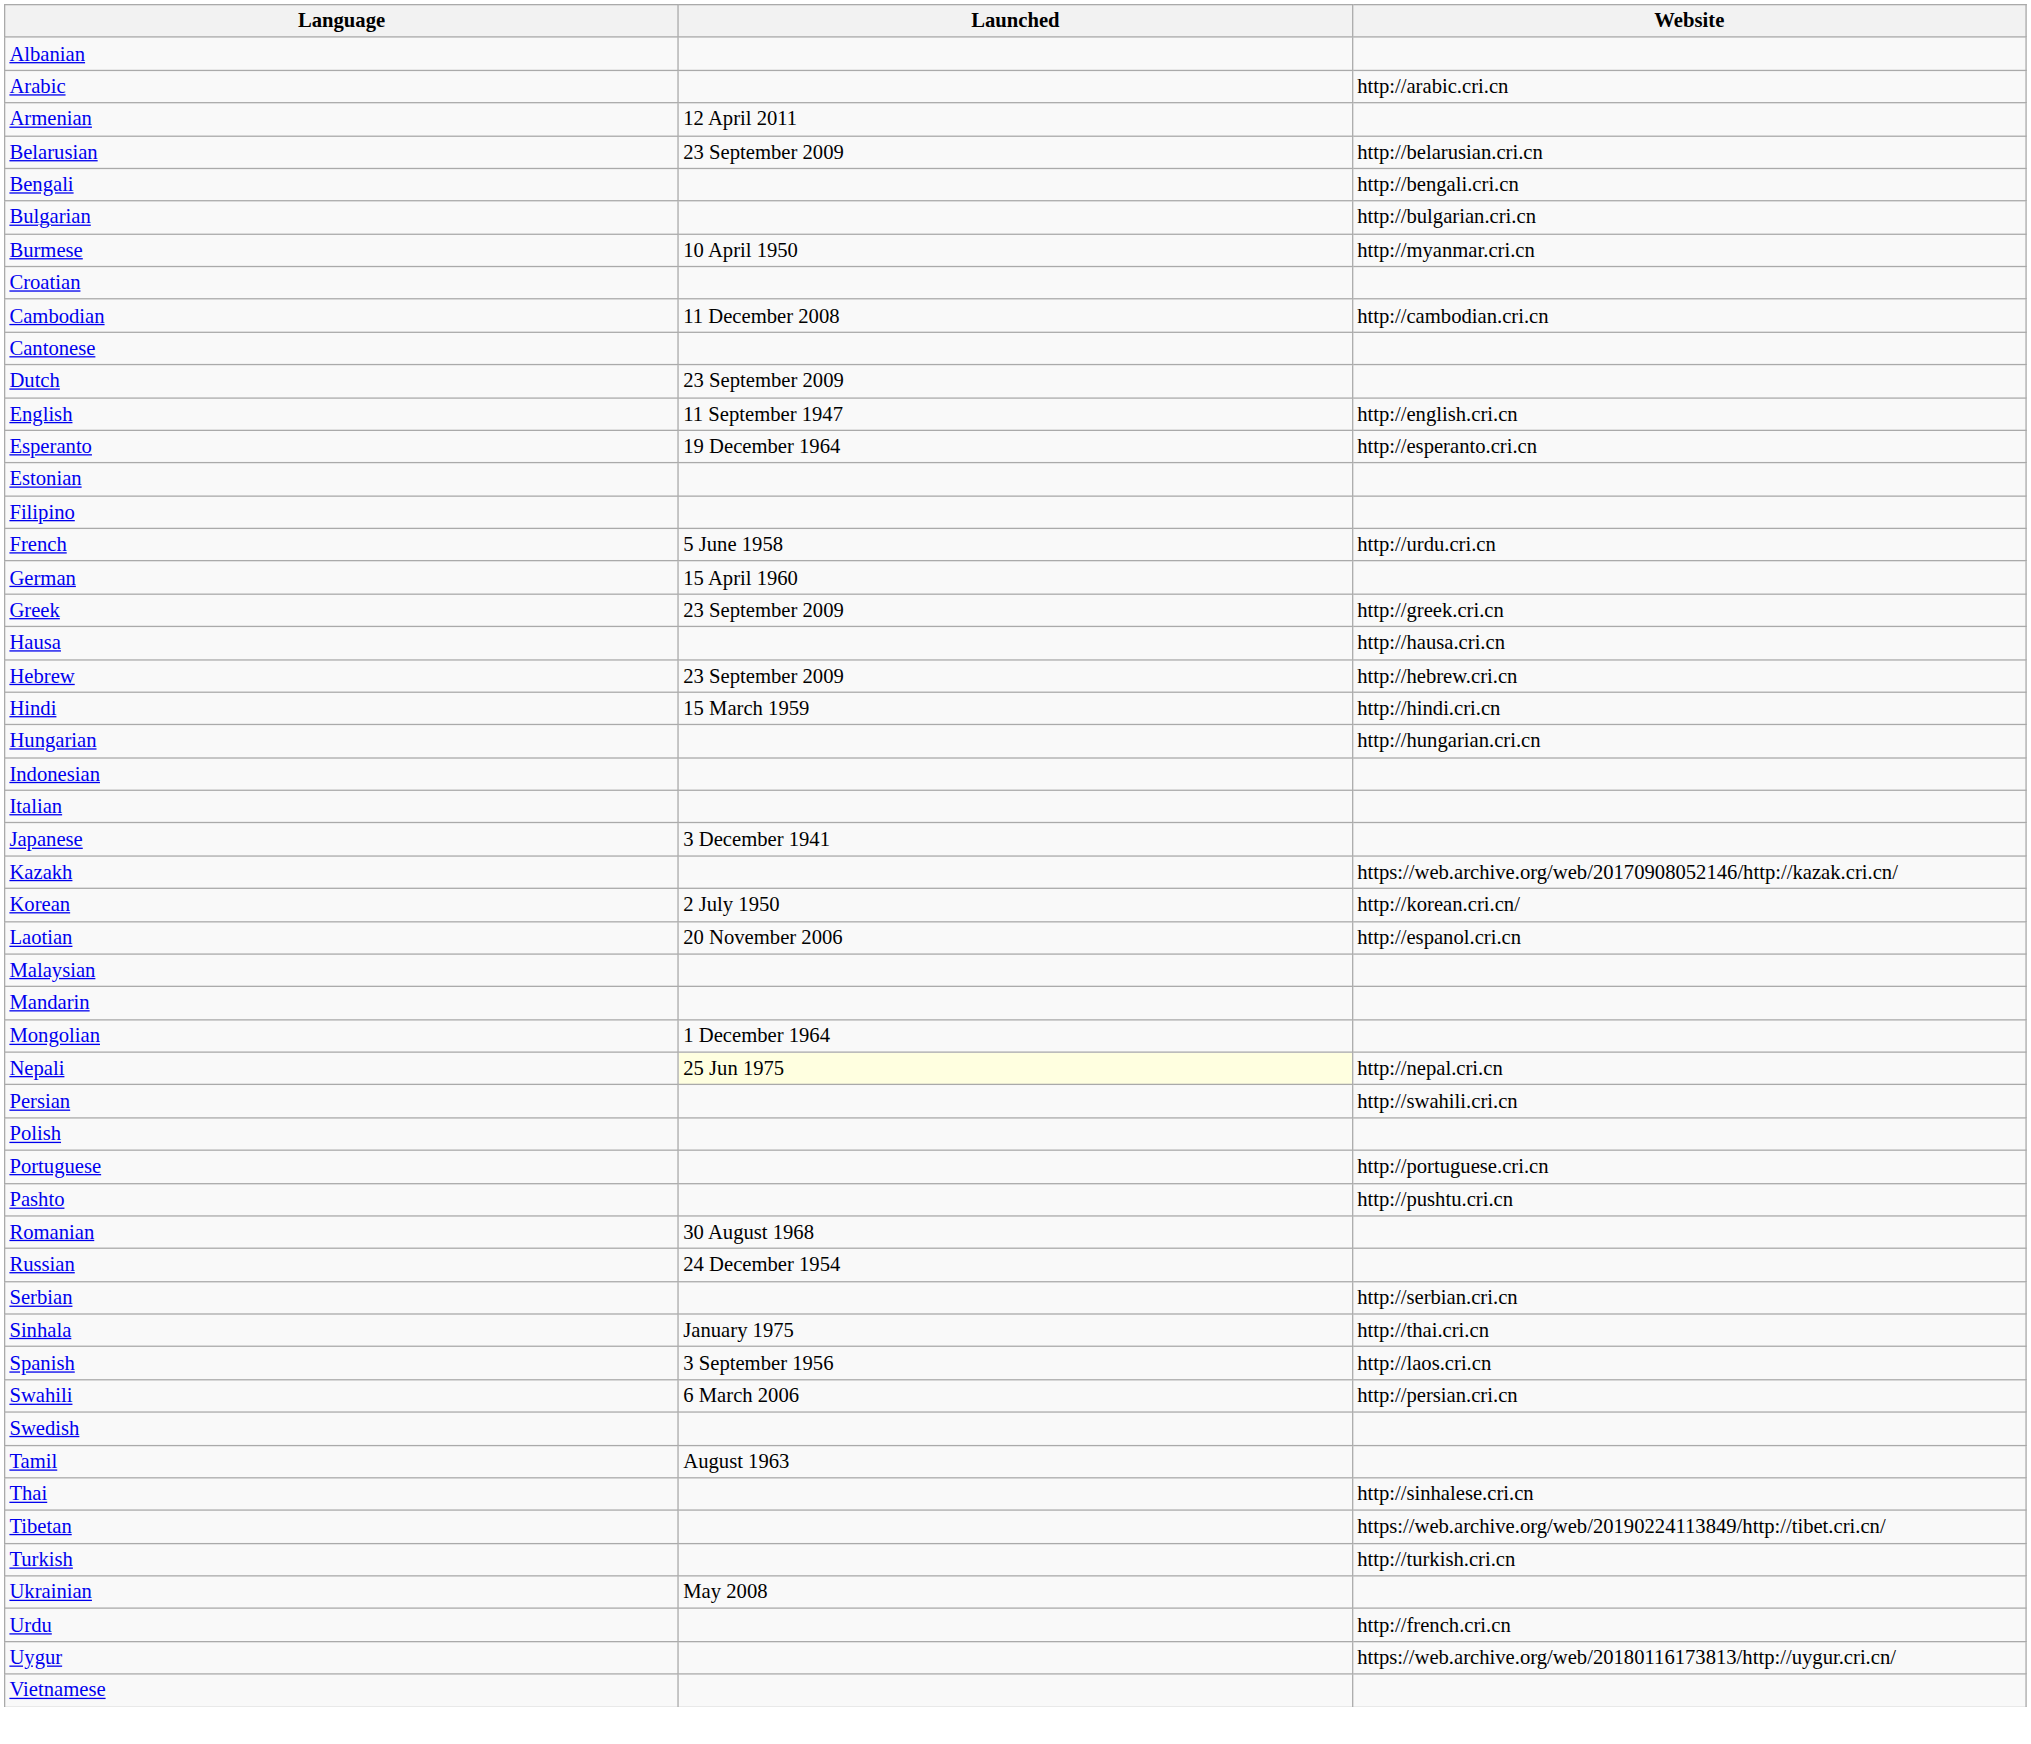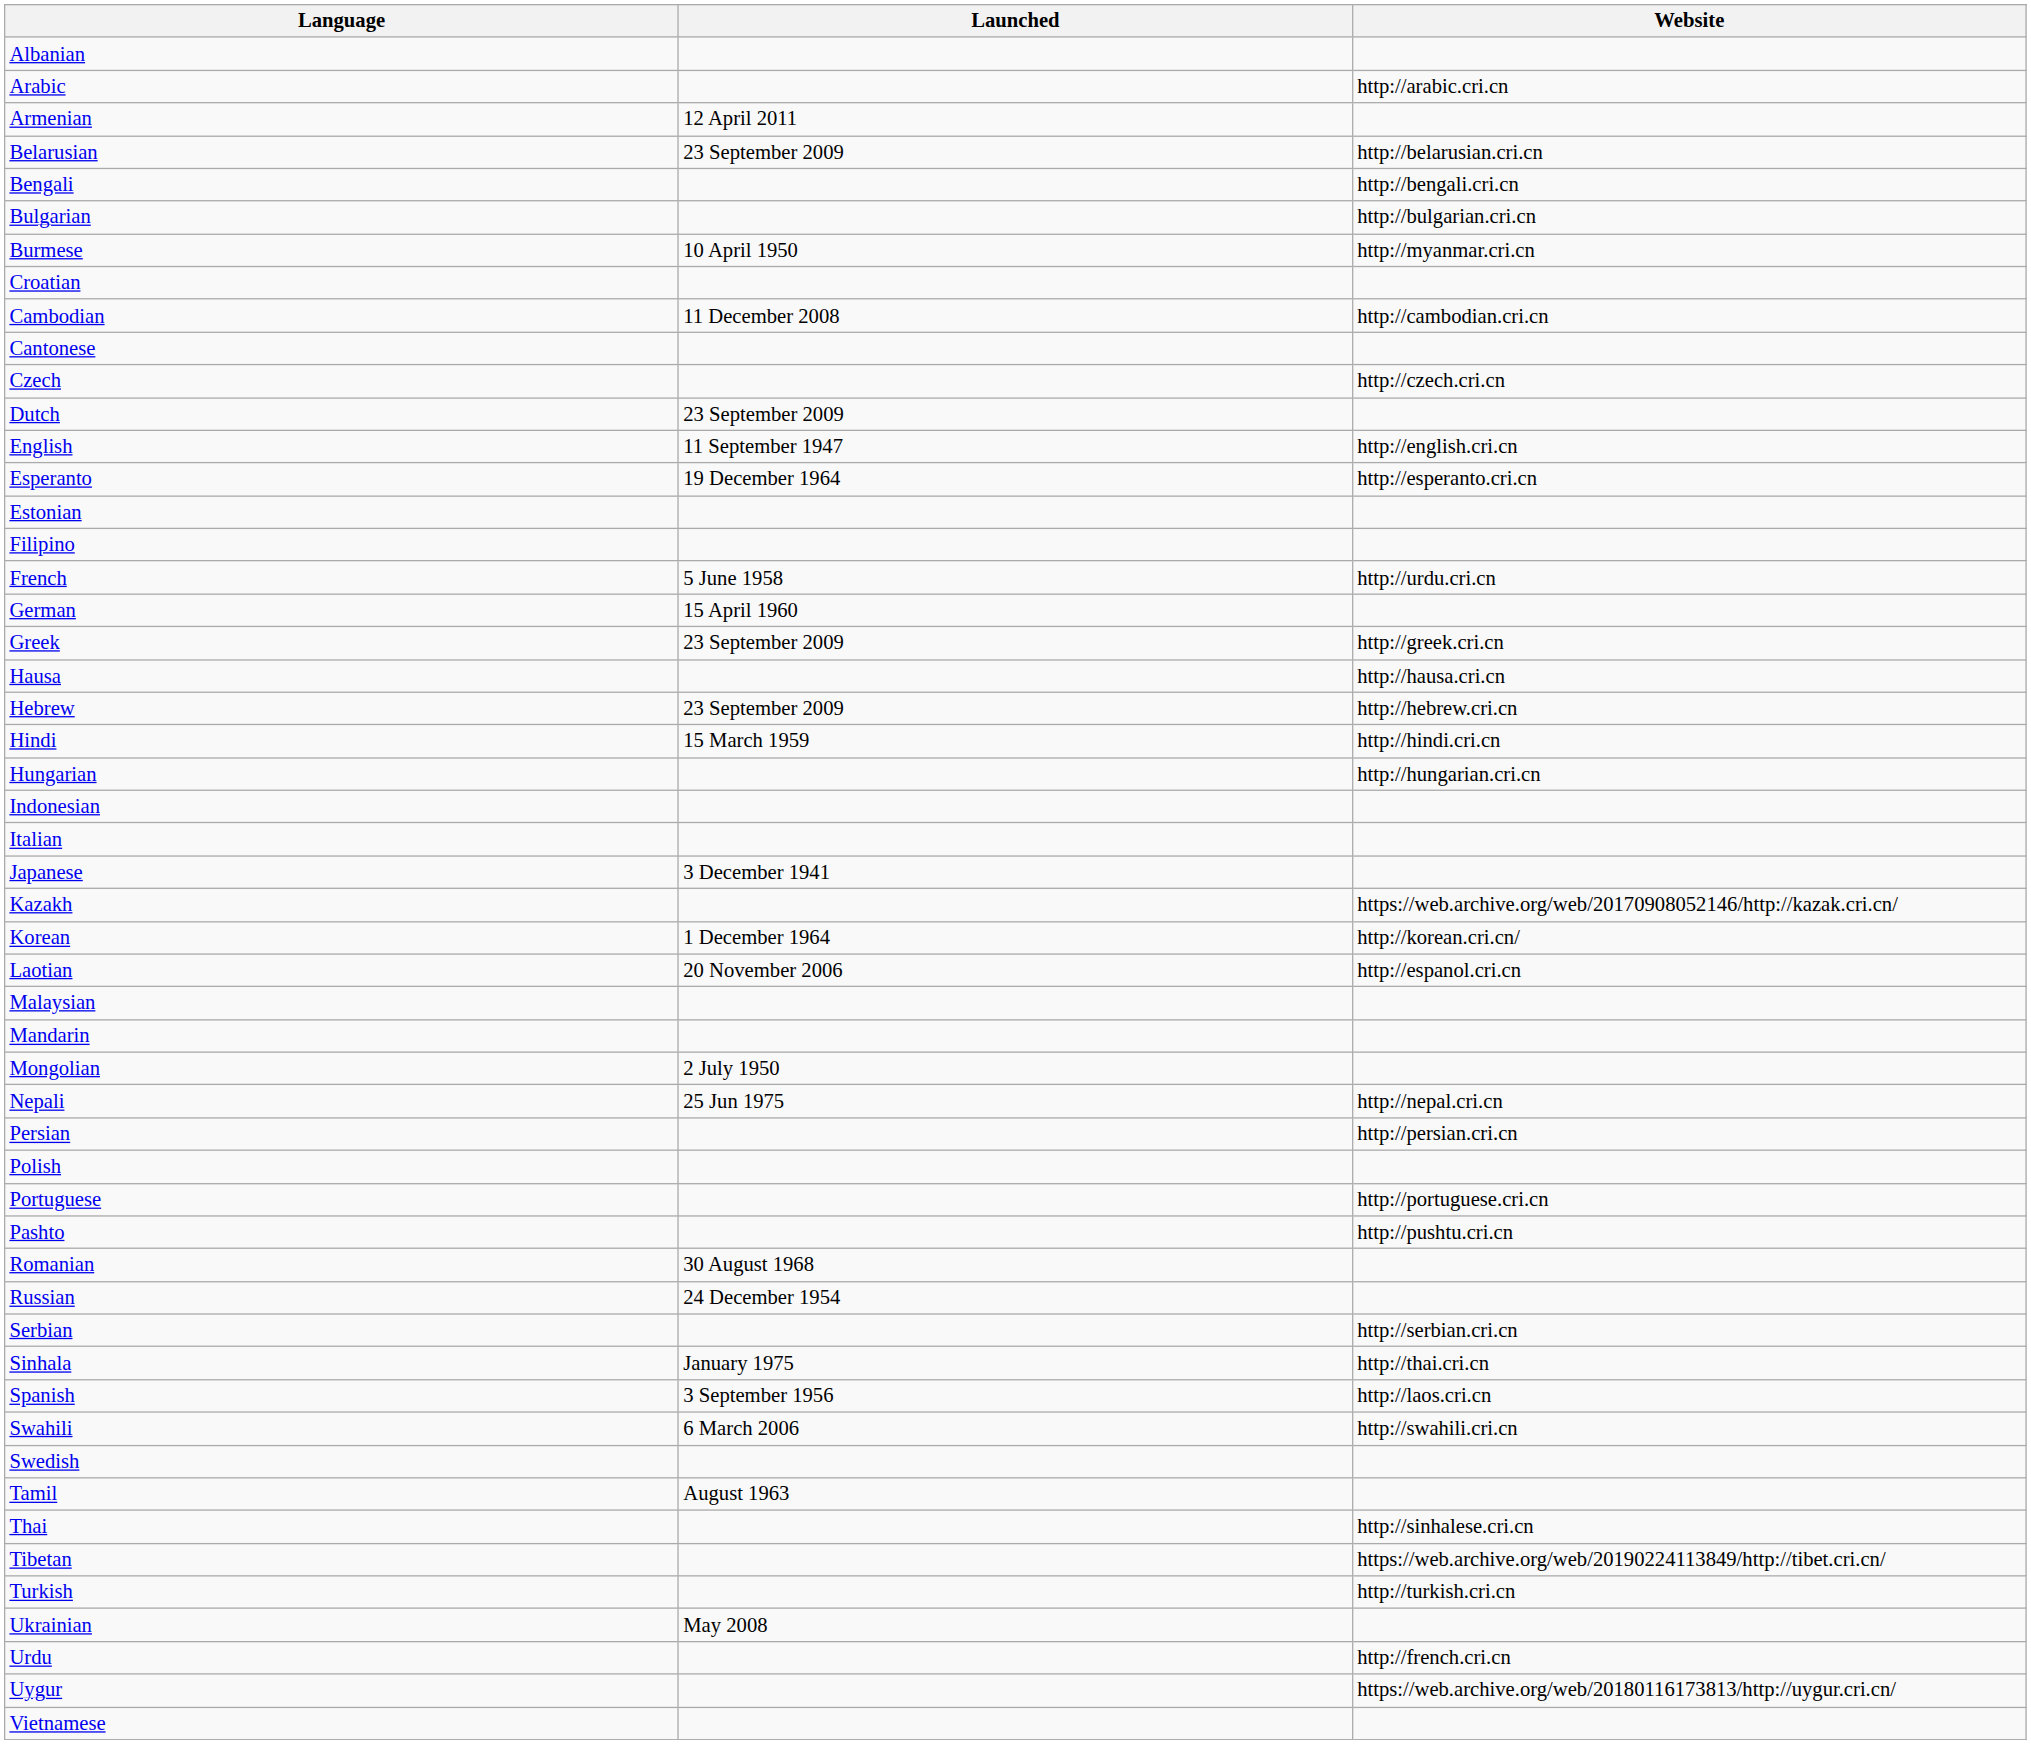+ row: (35, 380)
(731, 904) 2 July 1950 -> (757, 937) 1 December 1964
(757, 1035) 1 December 1964 -> (731, 1068) 2 July 1950
(734, 1068) lightyellow background -> (734, 1101) no background
(1437, 1101) http://swahili.cri.cn -> (1437, 1133) http://persian.cri.cn
(1437, 1395) http://persian.cri.cn -> (1437, 1428) http://swahili.cri.cn
